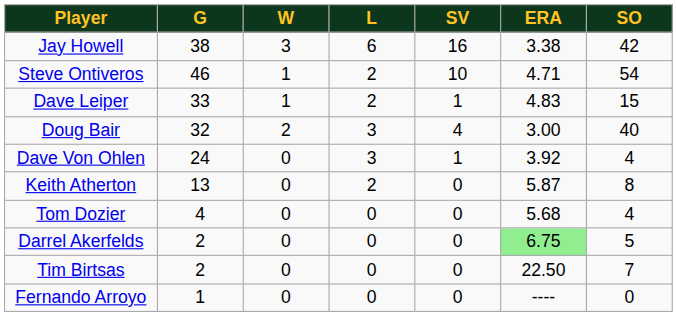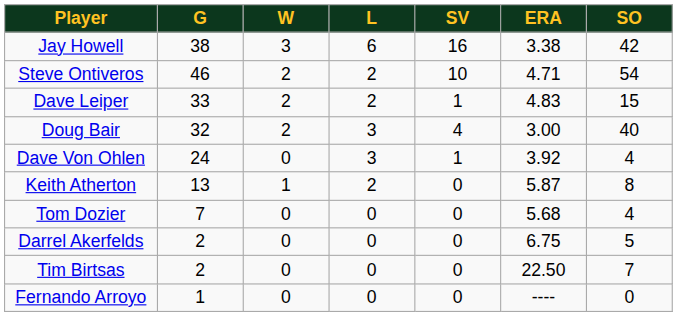(286, 74) 1 -> (286, 74) 2
(286, 102) 1 -> (286, 102) 2
(286, 185) 0 -> (286, 185) 1
(200, 213) 4 -> (200, 213) 7
(543, 241) lightgreen background -> (543, 241) no background
